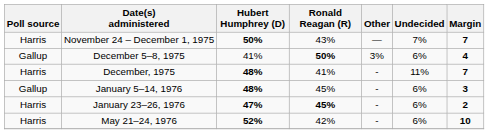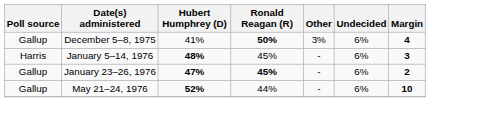- row: (139, 40)
- row: (139, 72)
(33, 89) Gallup -> (33, 56) Harris
(33, 105) Harris -> (33, 72) Gallup
(33, 121) Harris -> (33, 89) Gallup
(325, 121) 42% -> (267, 89) 44%
